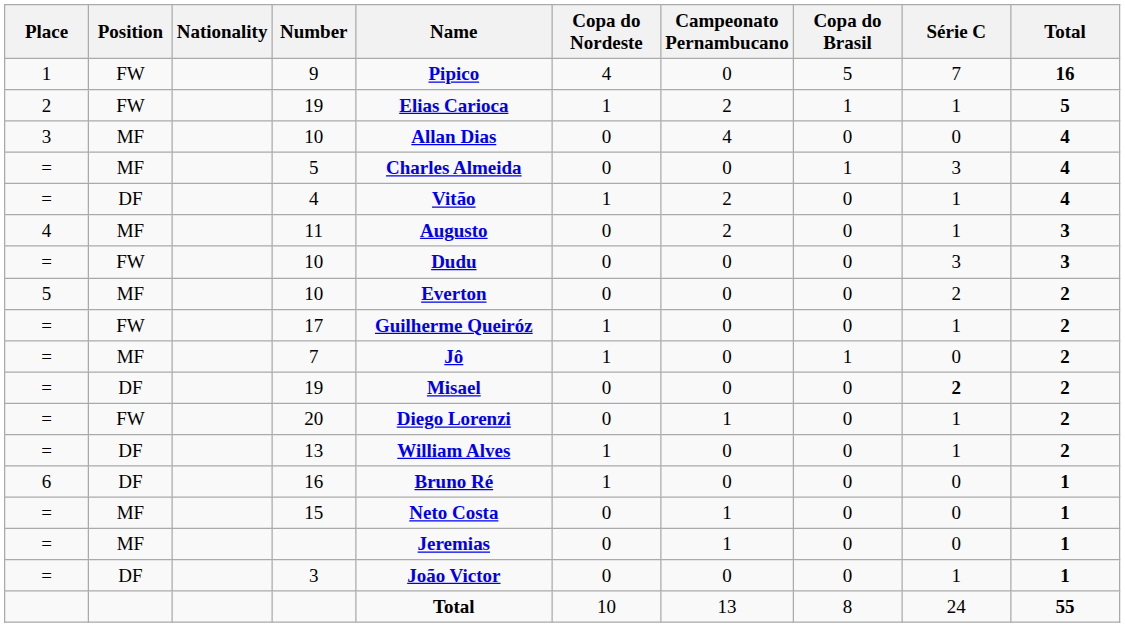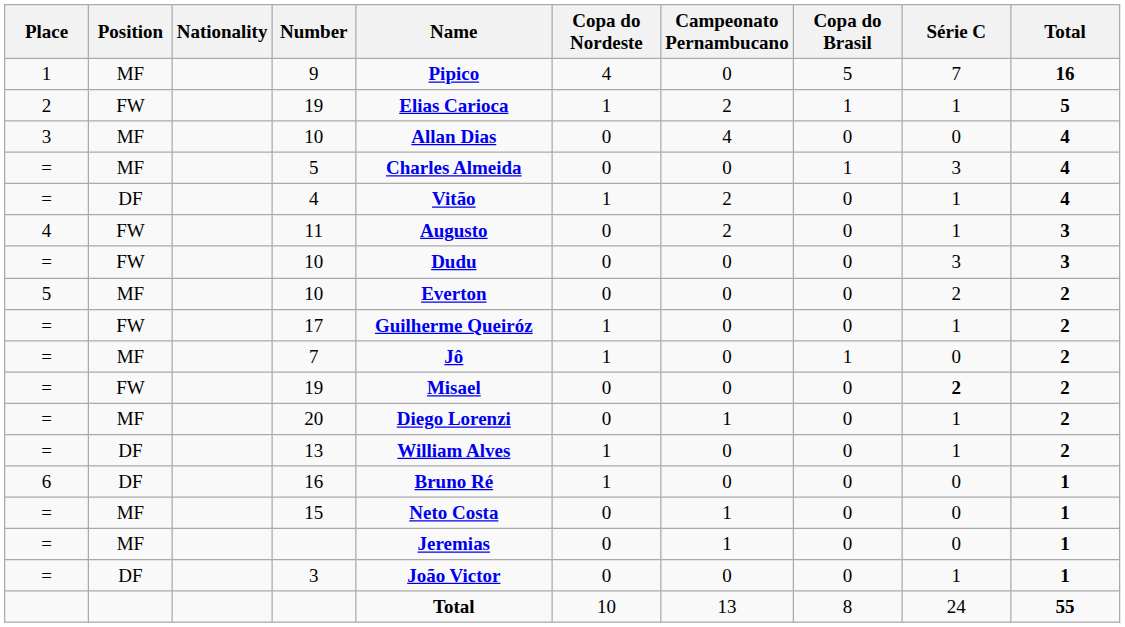(130, 74) FW -> (130, 74) MF
(130, 230) MF -> (130, 230) FW
(130, 387) DF -> (130, 387) FW
(130, 418) FW -> (130, 418) MF
